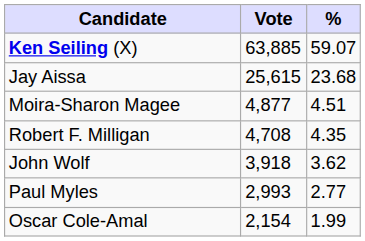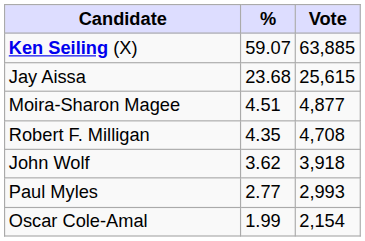columns swapped: (274, 18) <-> (333, 18)
